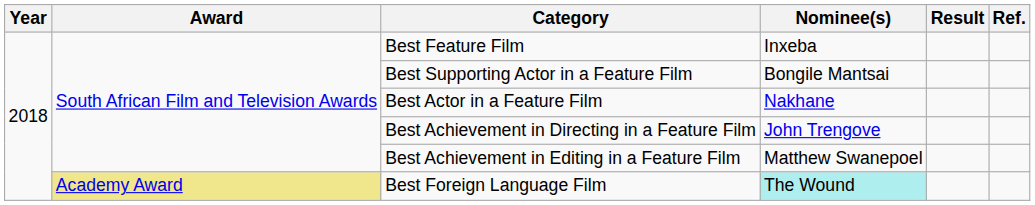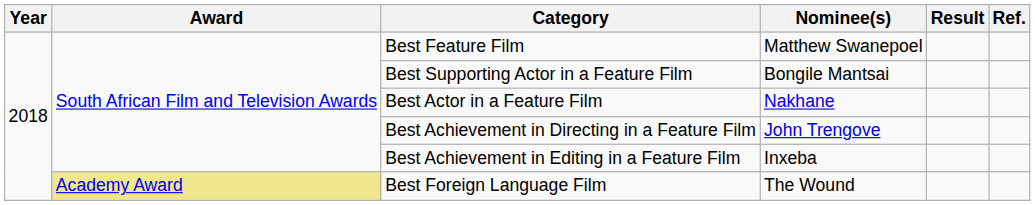(790, 46) Inxeba -> (843, 46) Matthew Swanepoel
(843, 158) Matthew Swanepoel -> (790, 158) Inxeba
(809, 185) paleturquoise background -> (809, 185) no background
